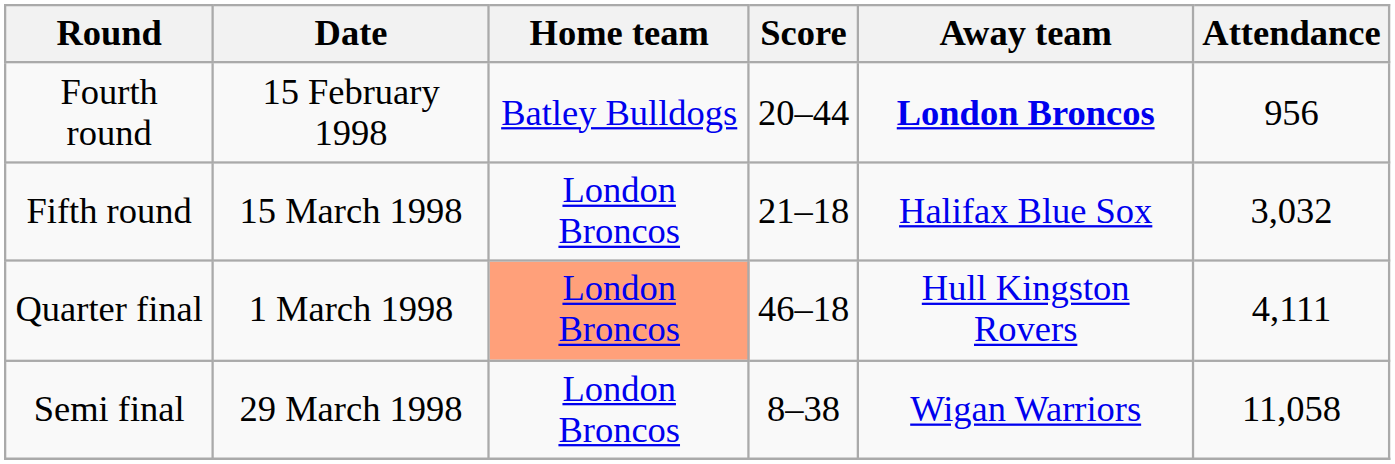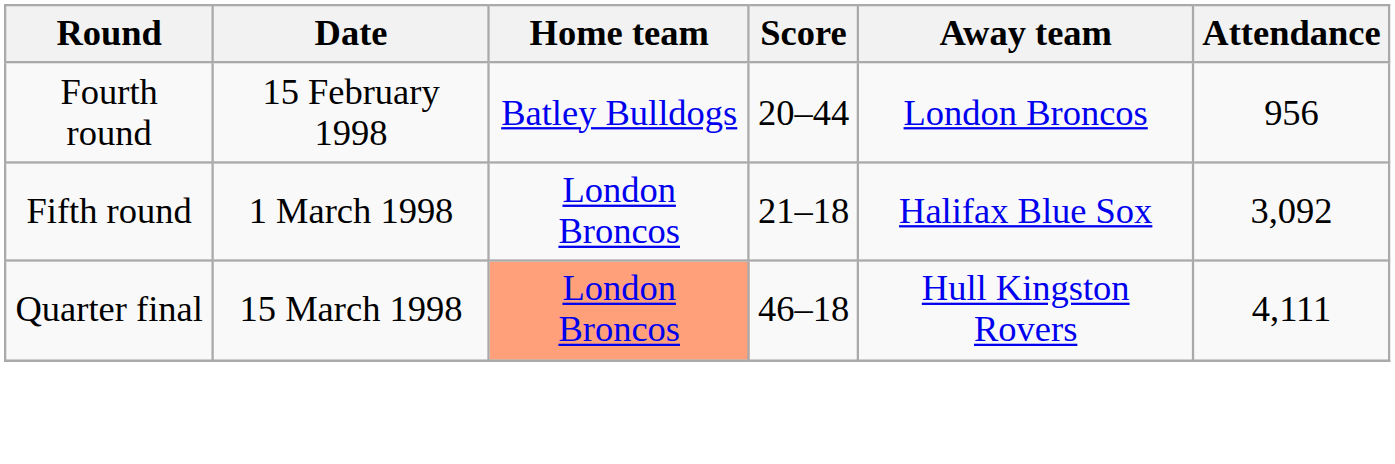(1026, 111) bold -> (1026, 111) normal
(351, 210) 15 March 1998 -> (351, 210) 1 March 1998
(1291, 210) 3,032 -> (1291, 210) 3,092
(351, 309) 1 March 1998 -> (351, 309) 15 March 1998
- row: (109, 408)
